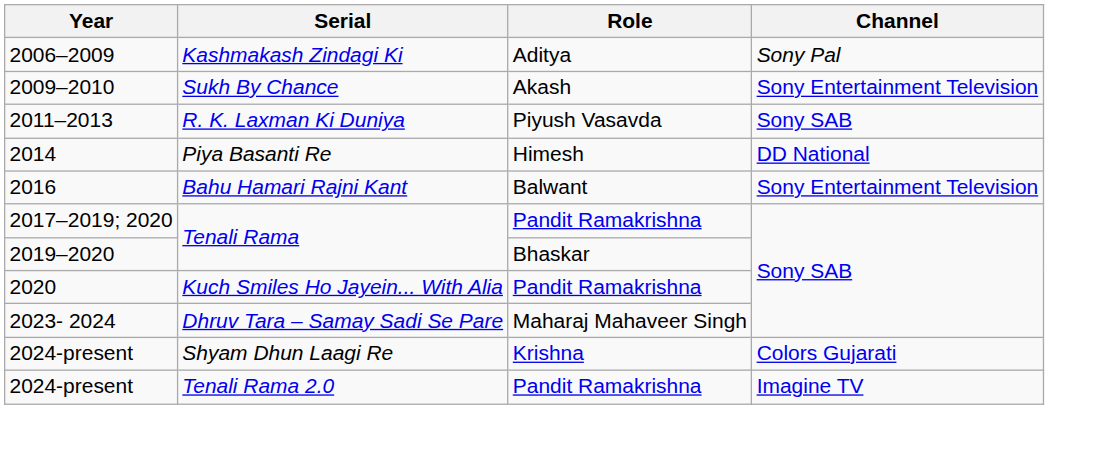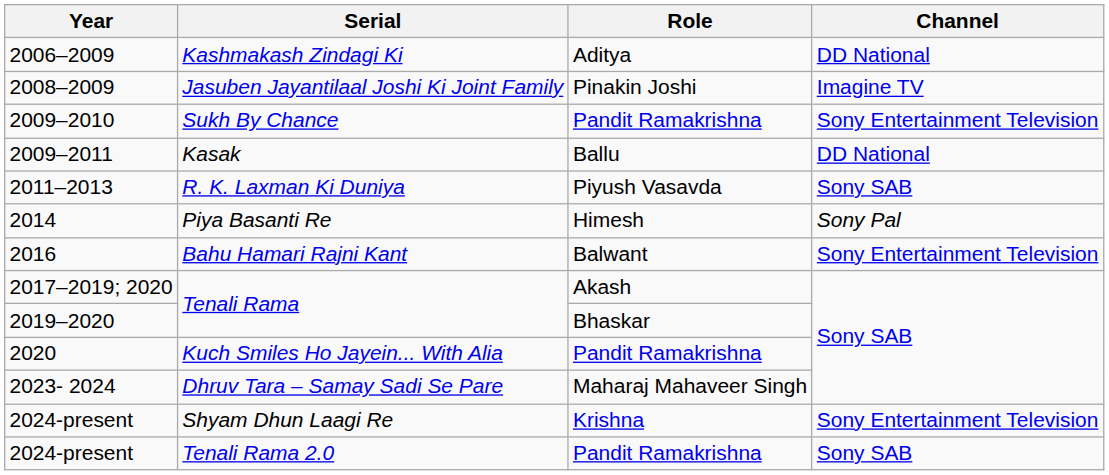(799, 54) Sony Pal -> (873, 54) DD National
+ row: (62, 87)
(542, 87) Akash -> (667, 120) Pandit Ramakrishna
+ row: (61, 154)
(813, 154) DD National -> (859, 220) Sony Pal
(607, 220) Pandit Ramakrishna -> (602, 287) Akash
(827, 353) Colors Gujarati -> (958, 420) Sony Entertainment Television
(810, 386) Imagine TV -> (865, 453) Sony SAB
